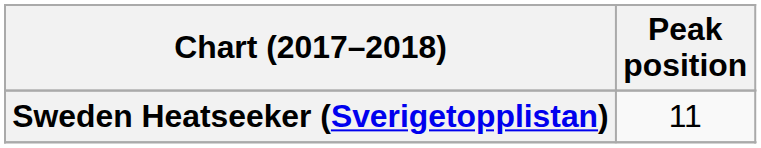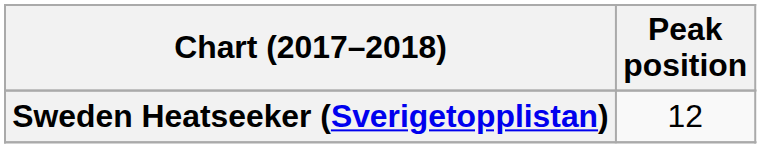(685, 116) 11 -> (685, 116) 12
